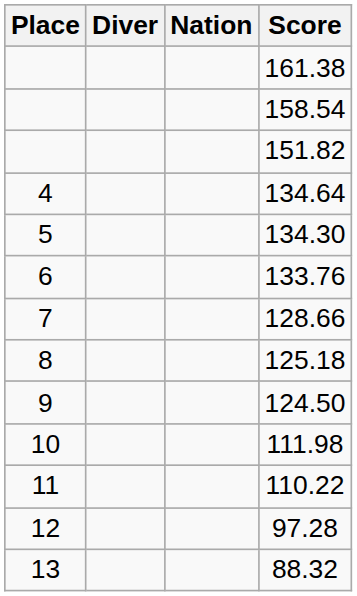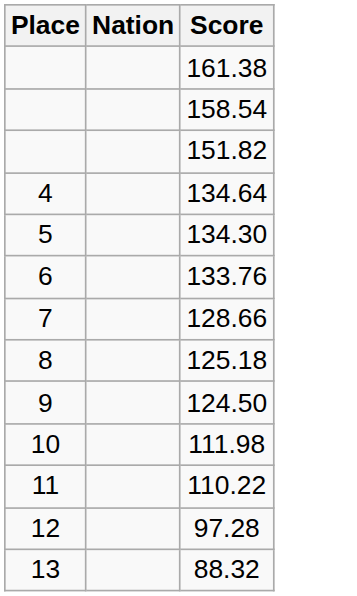- column: (125, 25)
